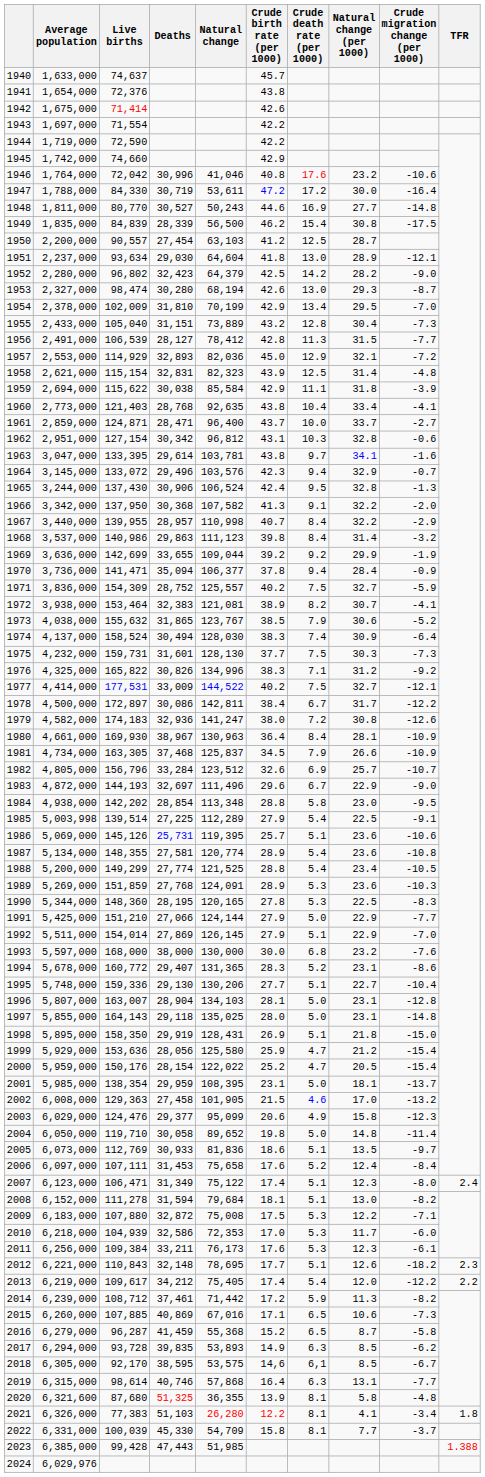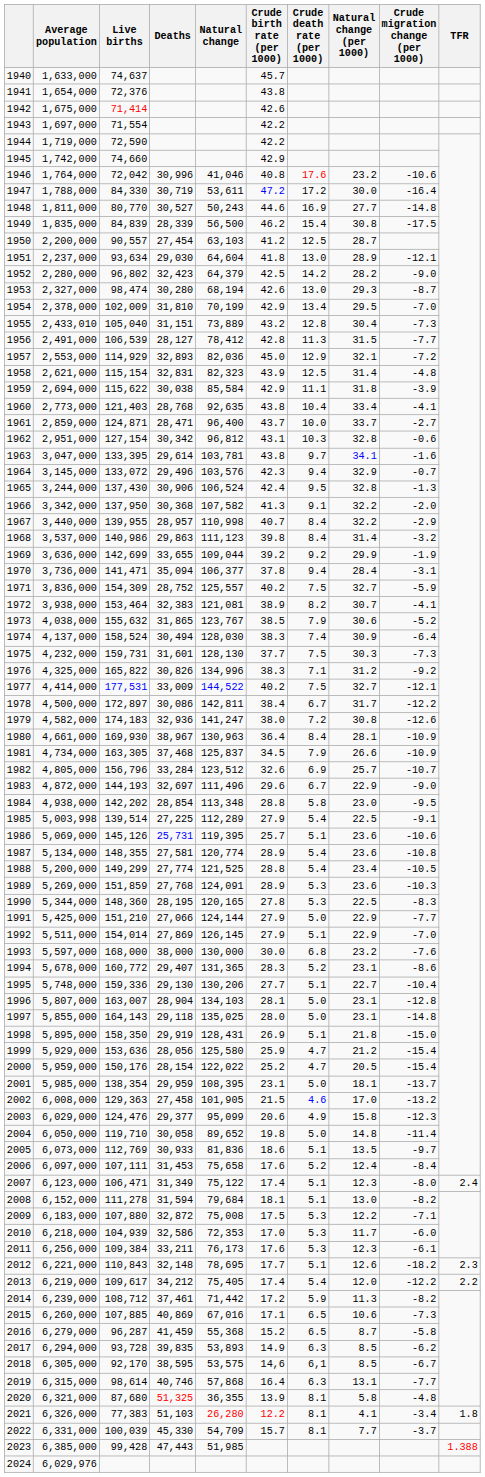(69, 324) 2,433,000 -> (69, 324) 2,433,010
(424, 572) -0.9 -> (424, 572) -3.1
(69, 1398) 6,321,600 -> (69, 1398) 6,321,000
(273, 1431) 15.8 -> (273, 1431) 15.7
